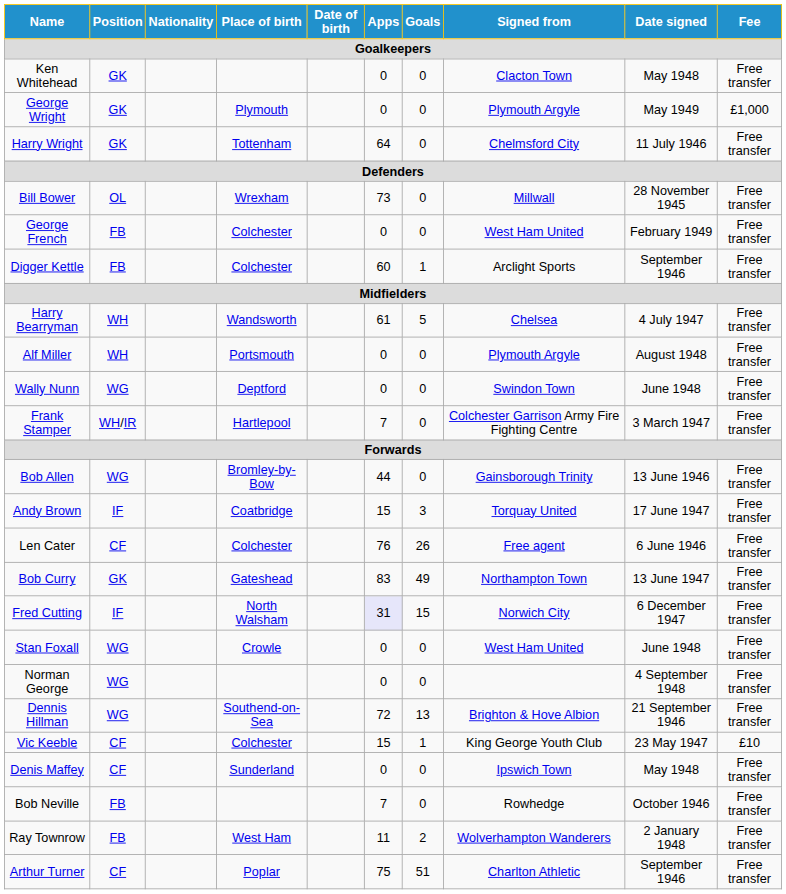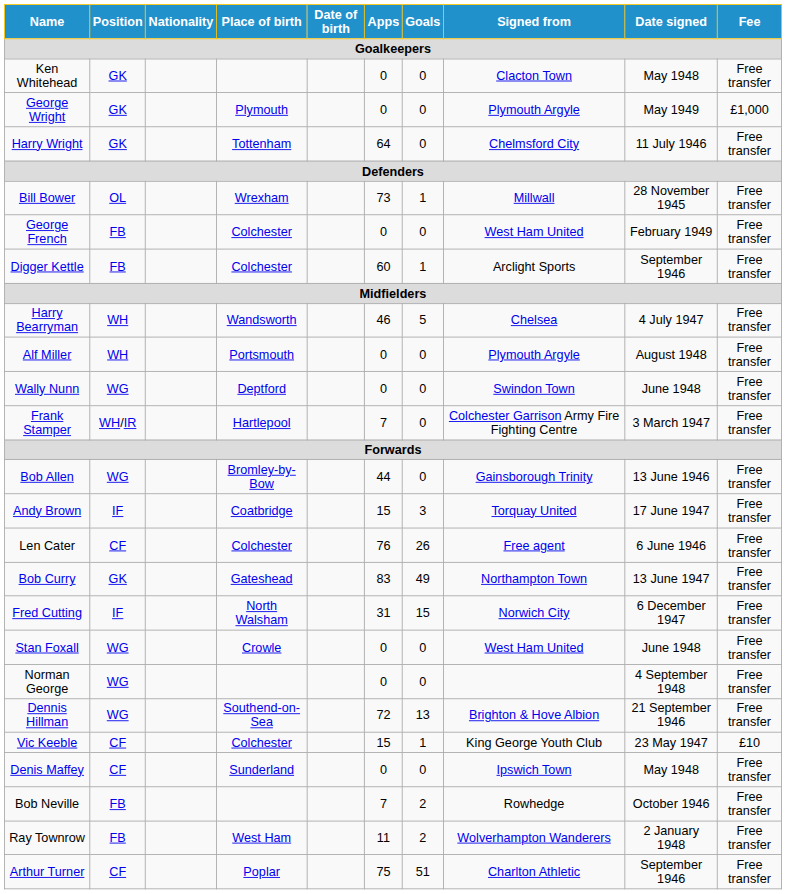(423, 198) 0 -> (423, 198) 1
(383, 321) 61 -> (383, 321) 46
(383, 613) lavender background -> (383, 613) no background
(423, 804) 0 -> (423, 804) 2
